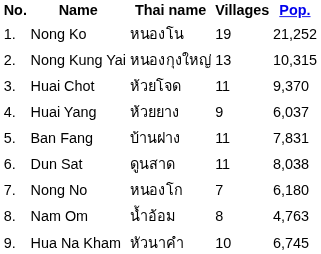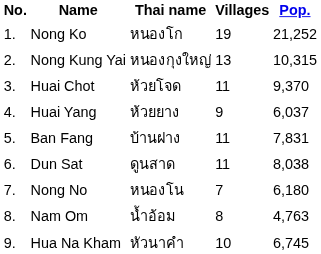(157, 34) หนองโน -> (156, 34) หนองโก
(156, 190) หนองโก -> (157, 190) หนองโน
